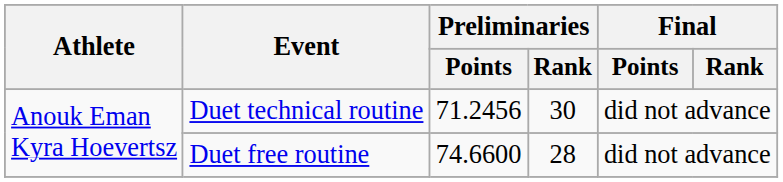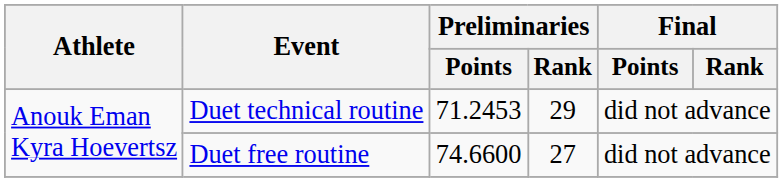(479, 111) 71.2456 -> (479, 111) 71.2453
(563, 111) 30 -> (563, 111) 29
(563, 154) 28 -> (563, 154) 27
